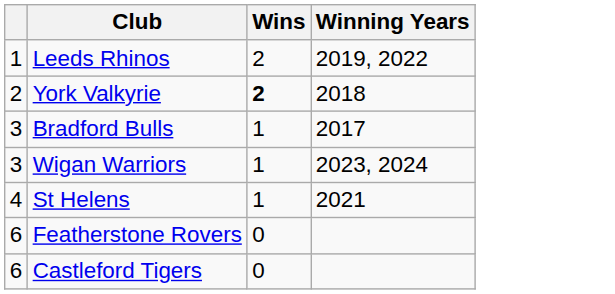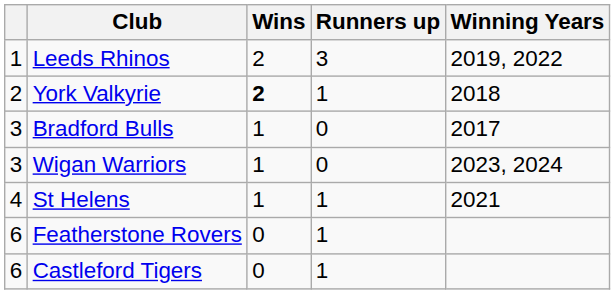+ column: (378, 22)
